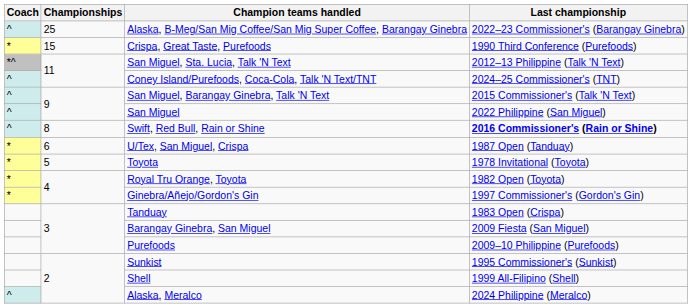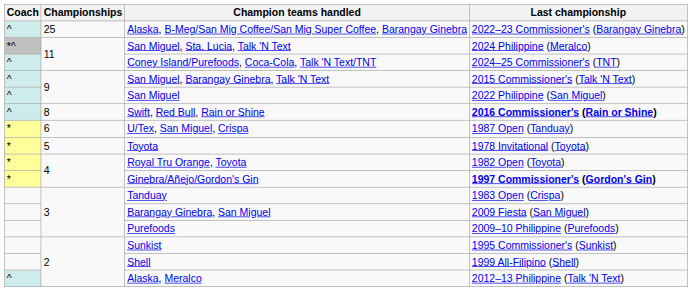- row: (199, 46)
(548, 63) 2012–13 Philippine (Talk 'N Text) -> (531, 46) 2024 Philippine (Meralco)
(558, 195) normal -> (564, 179) bold
(531, 295) 2024 Philippine (Meralco) -> (548, 278) 2012–13 Philippine (Talk 'N Text)
